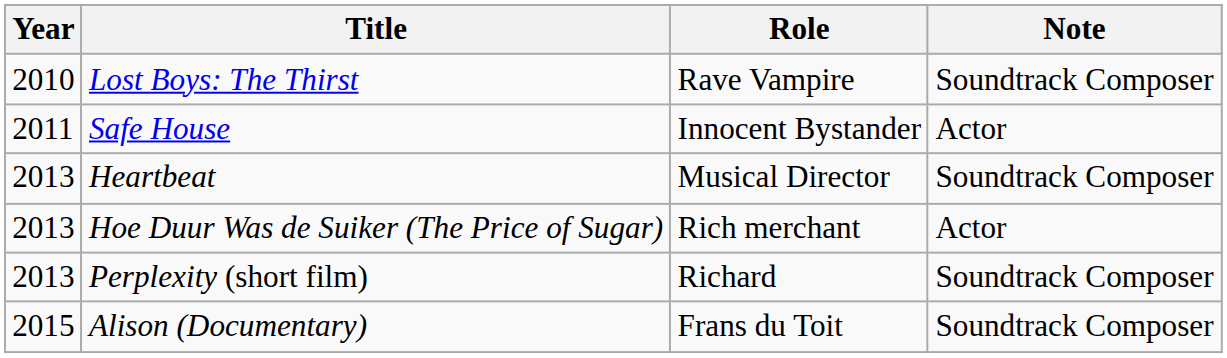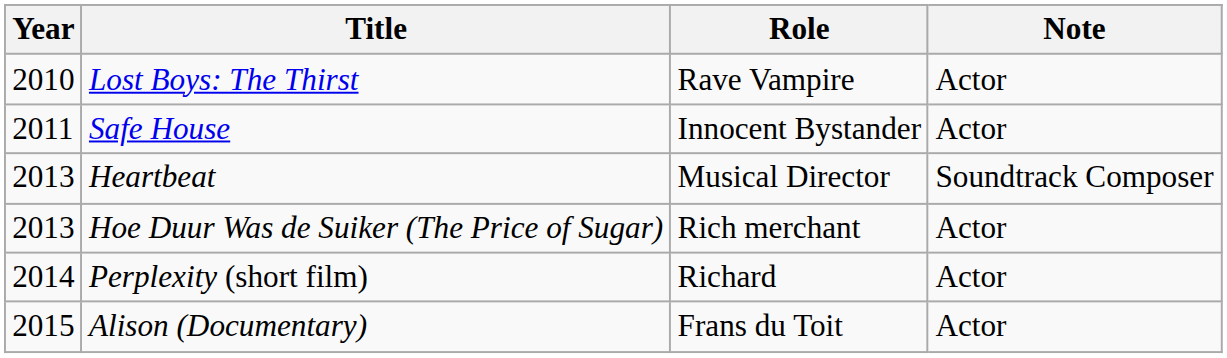(1075, 78) Soundtrack Composer -> (971, 78) Actor
(43, 276) 2013 -> (43, 276) 2014
(1075, 276) Soundtrack Composer -> (971, 276) Actor
(1075, 326) Soundtrack Composer -> (971, 326) Actor
